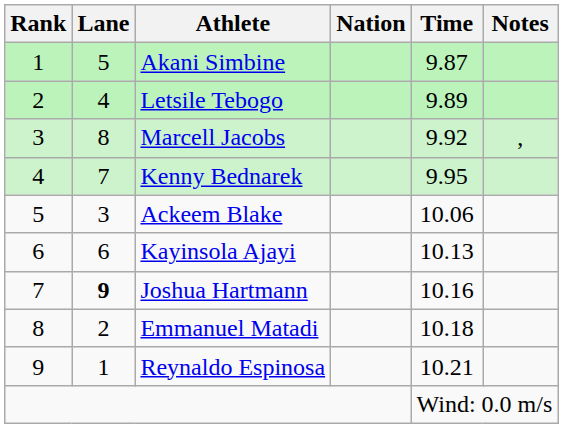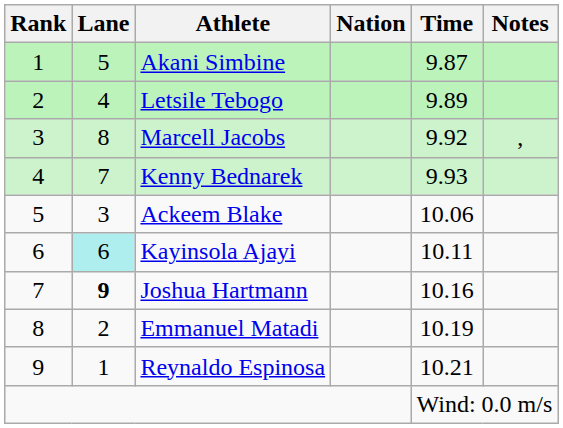(447, 175) 9.95 -> (447, 175) 9.93
(103, 251) no background -> (103, 251) paleturquoise background
(447, 251) 10.13 -> (447, 251) 10.11
(447, 328) 10.18 -> (447, 328) 10.19
